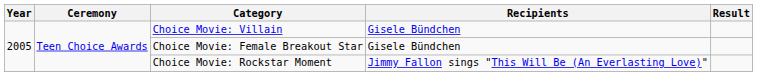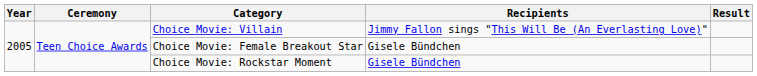(414, 30) Gisele Bündchen -> (538, 30) Jimmy Fallon sings "This Will Be (An Everlasting Love)"
(538, 63) Jimmy Fallon sings "This Will Be (An Everlasting Love)" -> (414, 63) Gisele Bündchen
